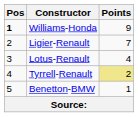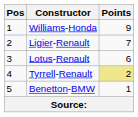(9, 28) bold -> (9, 28) normal
(129, 58) 4 -> (129, 58) 6
